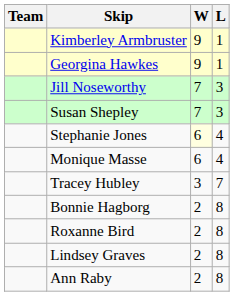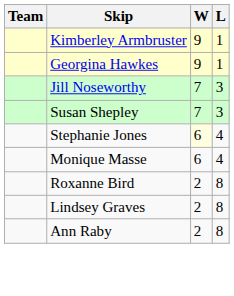- row: (95, 183)
- row: (100, 207)
